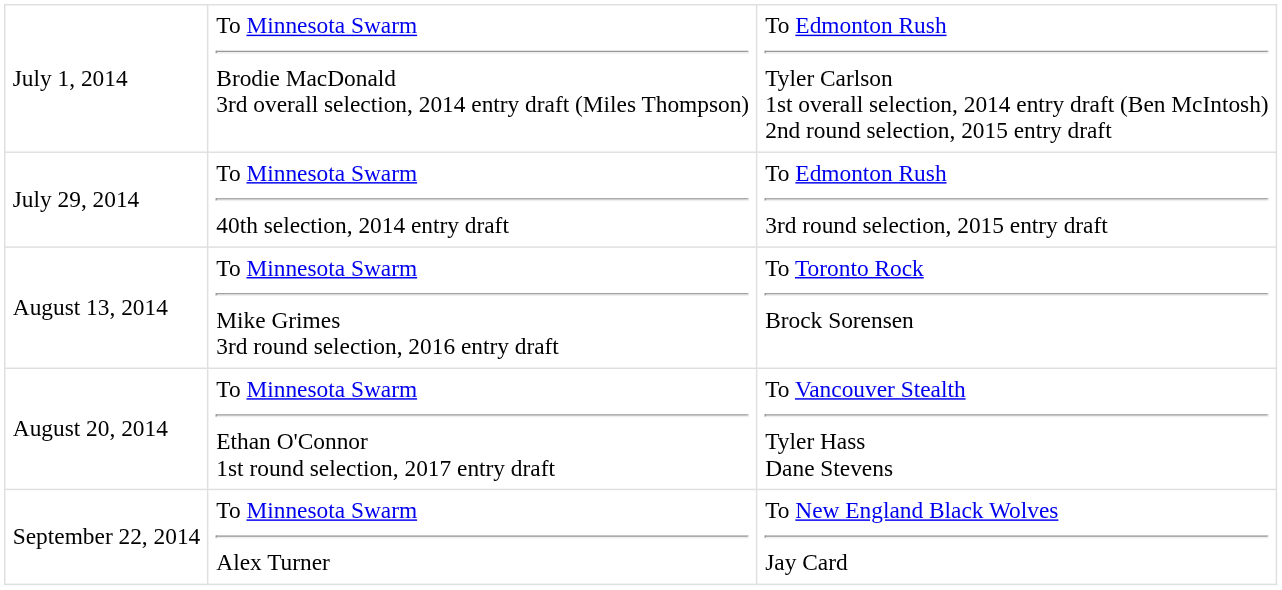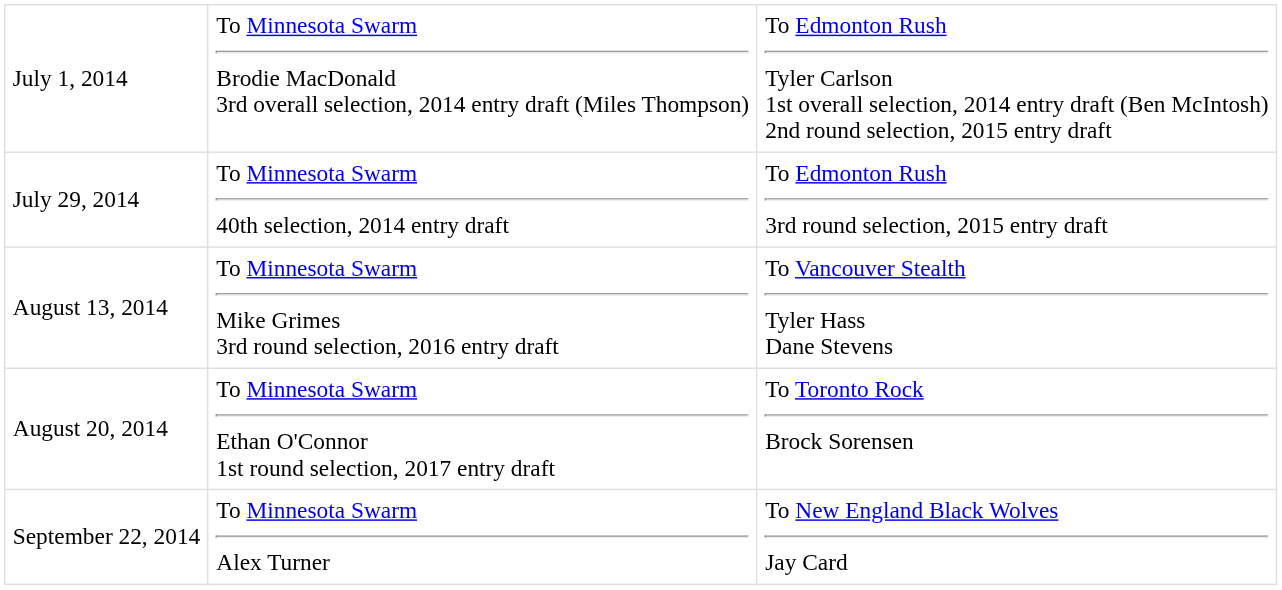(1017, 294) To Toronto Rock Brock Sorensen -> (1017, 307) To Vancouver Stealth Tyler Hass Dane Stevens
(1017, 428) To Vancouver Stealth Tyler Hass Dane Stevens -> (1017, 415) To Toronto Rock Brock Sorensen
